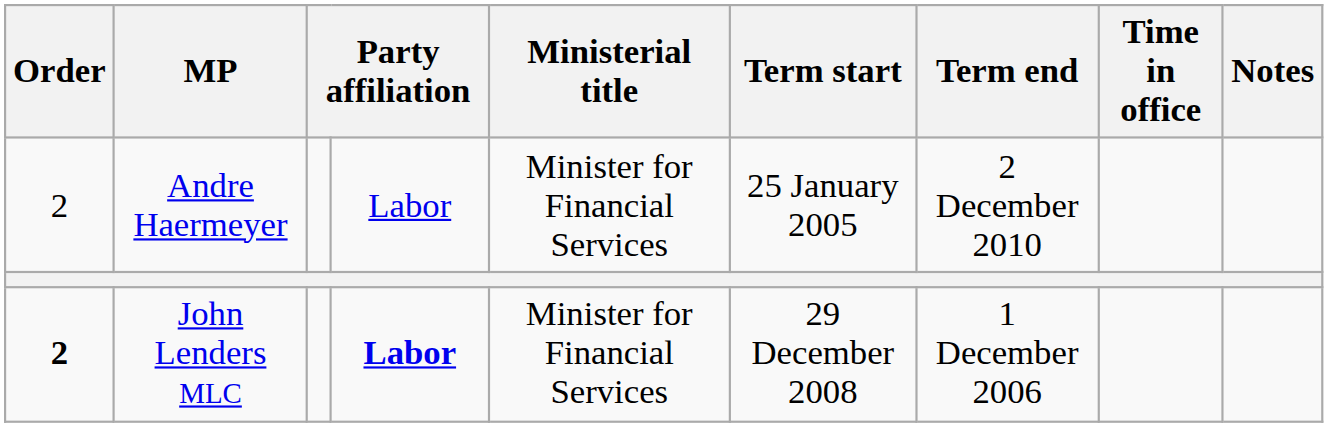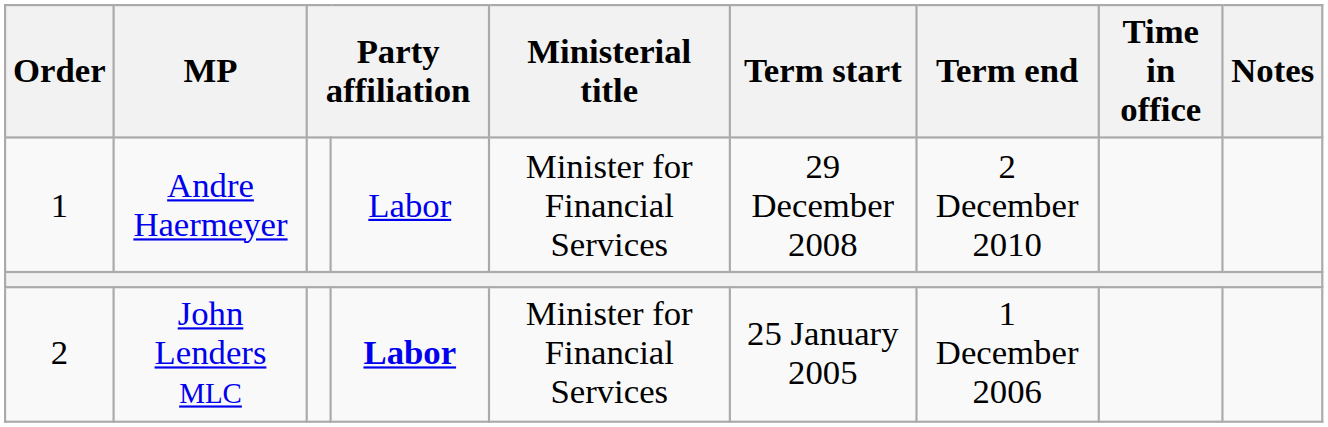(59, 204) 2 -> (59, 204) 1
(823, 204) 25 January 2005 -> (823, 204) 29 December 2008
(59, 353) bold -> (59, 353) normal
(823, 353) 29 December 2008 -> (823, 353) 25 January 2005
